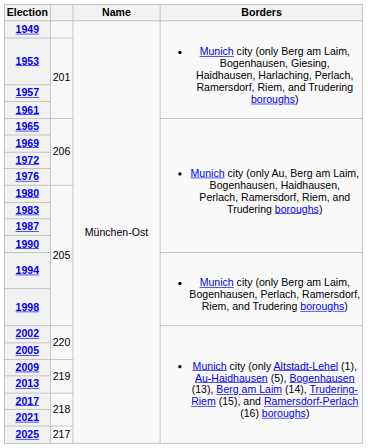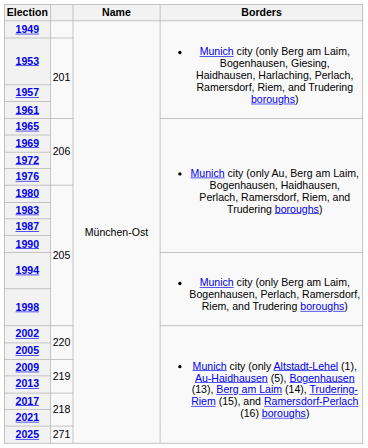(62, 434) 217 -> (62, 434) 271
